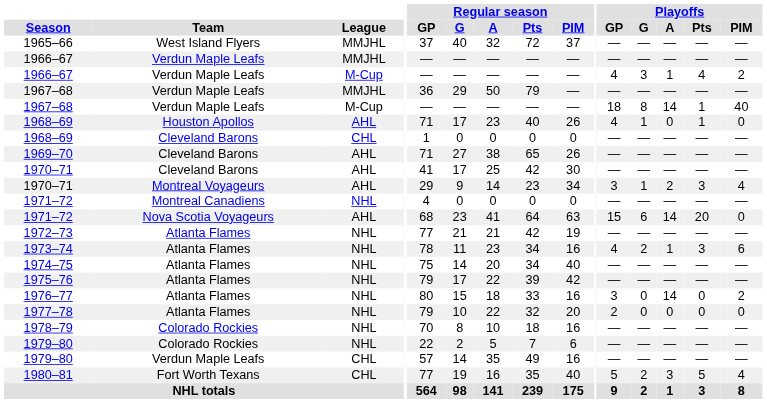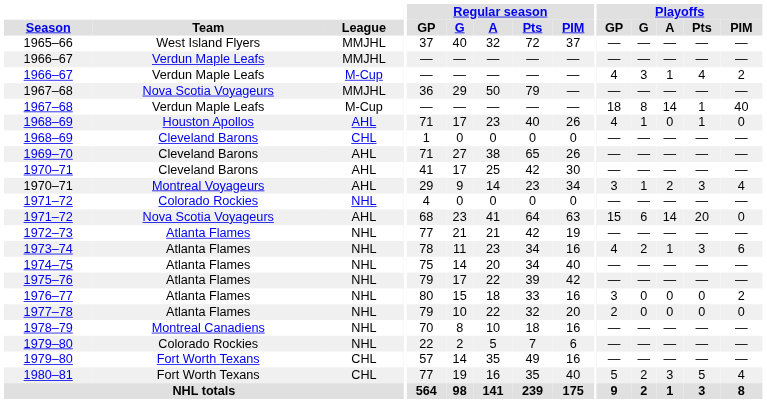(208, 91) Verdun Maple Leafs -> (208, 91) Nova Scotia Voyageurs
(208, 201) Montreal Canadiens -> (208, 201) Colorado Rockies
(670, 296) 14 -> (670, 296) 0
(208, 328) Colorado Rockies -> (208, 328) Montreal Canadiens
(208, 359) Verdun Maple Leafs -> (208, 359) Fort Worth Texans
